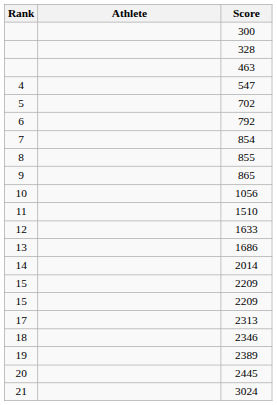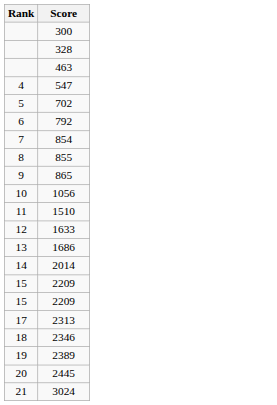- column: (129, 13)
